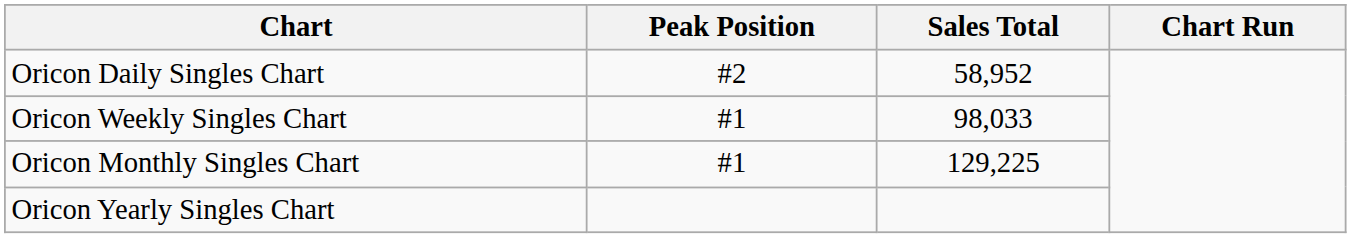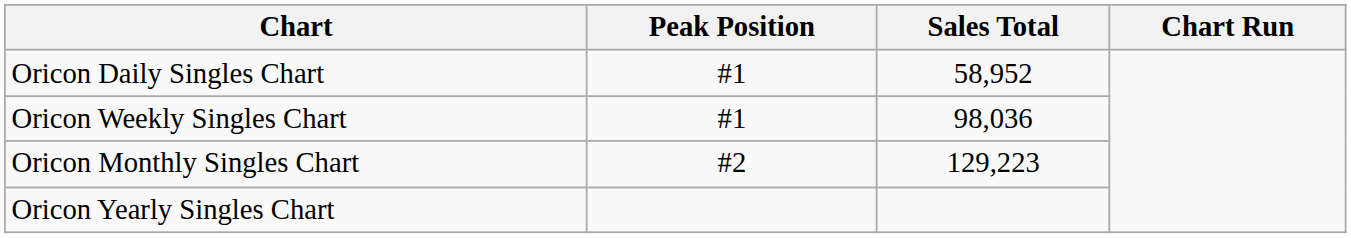(732, 72) #2 -> (732, 72) #1
(993, 118) 98,033 -> (993, 118) 98,036
(732, 163) #1 -> (732, 163) #2
(993, 163) 129,225 -> (993, 163) 129,223
